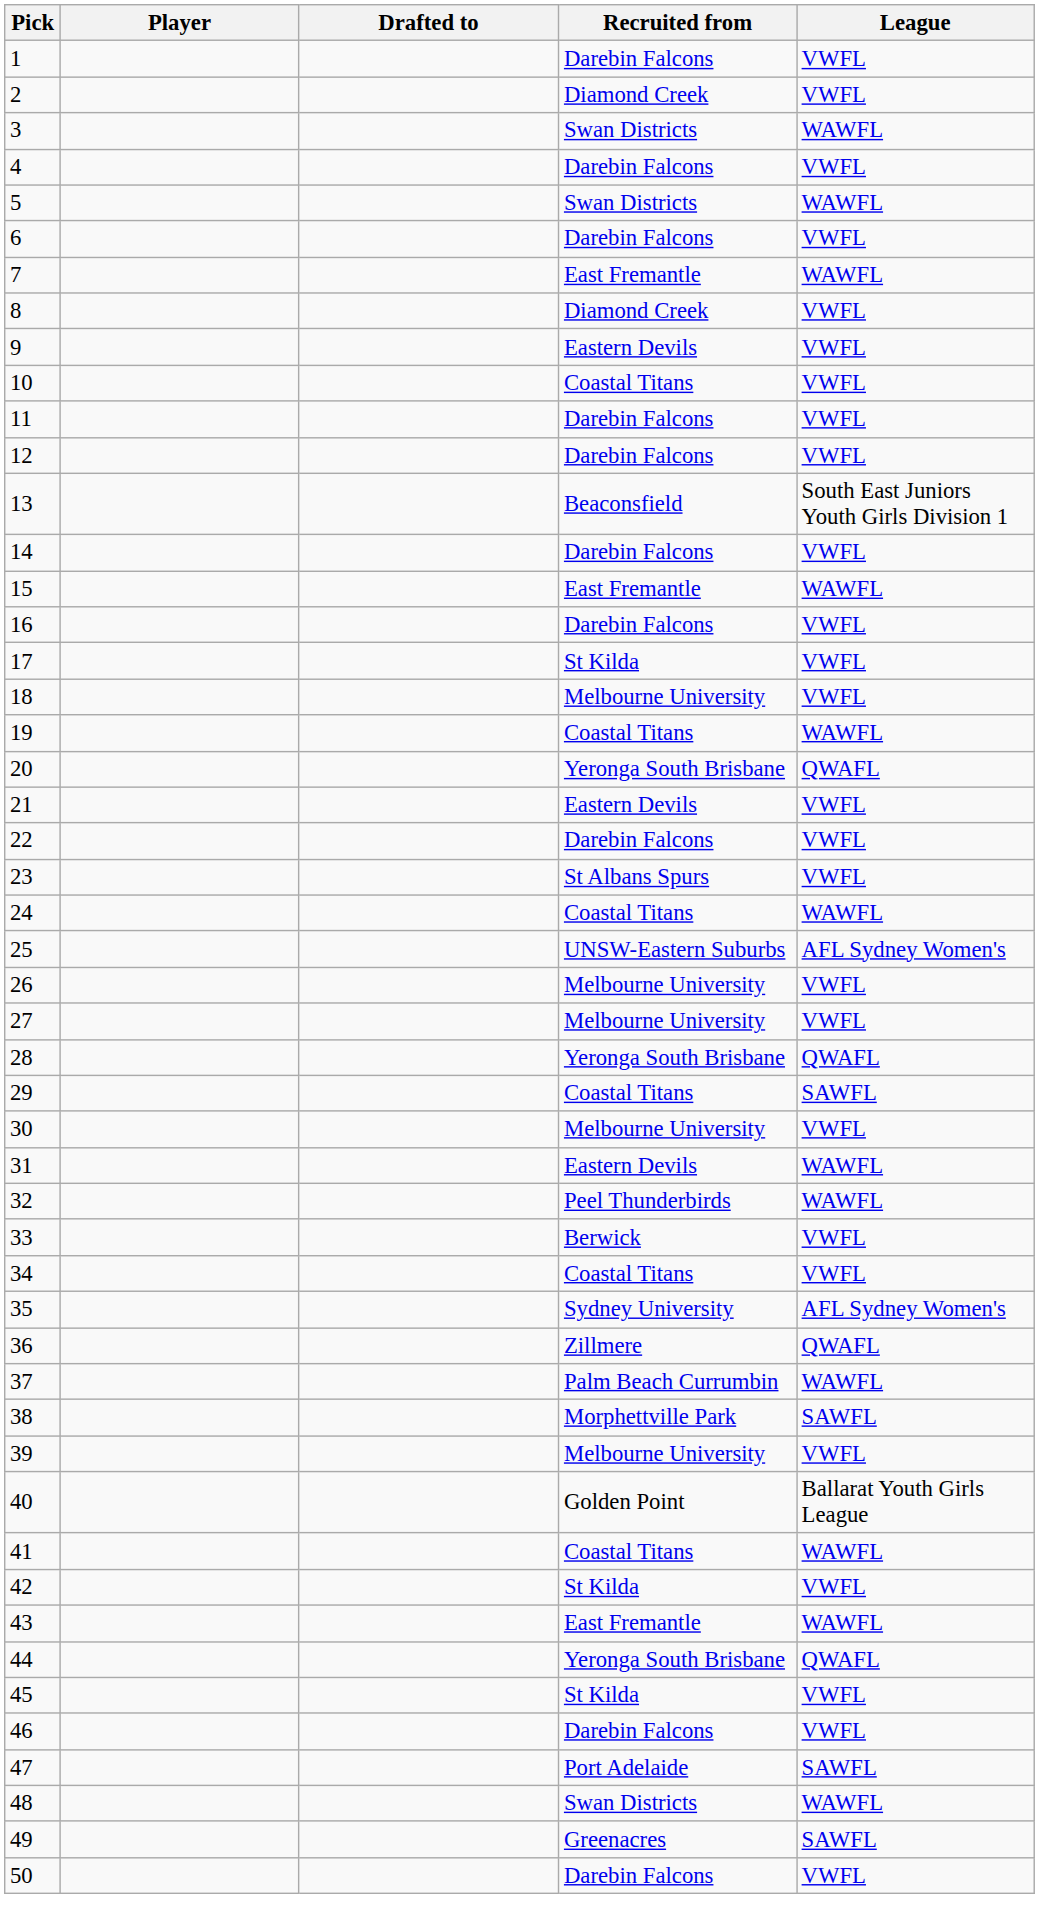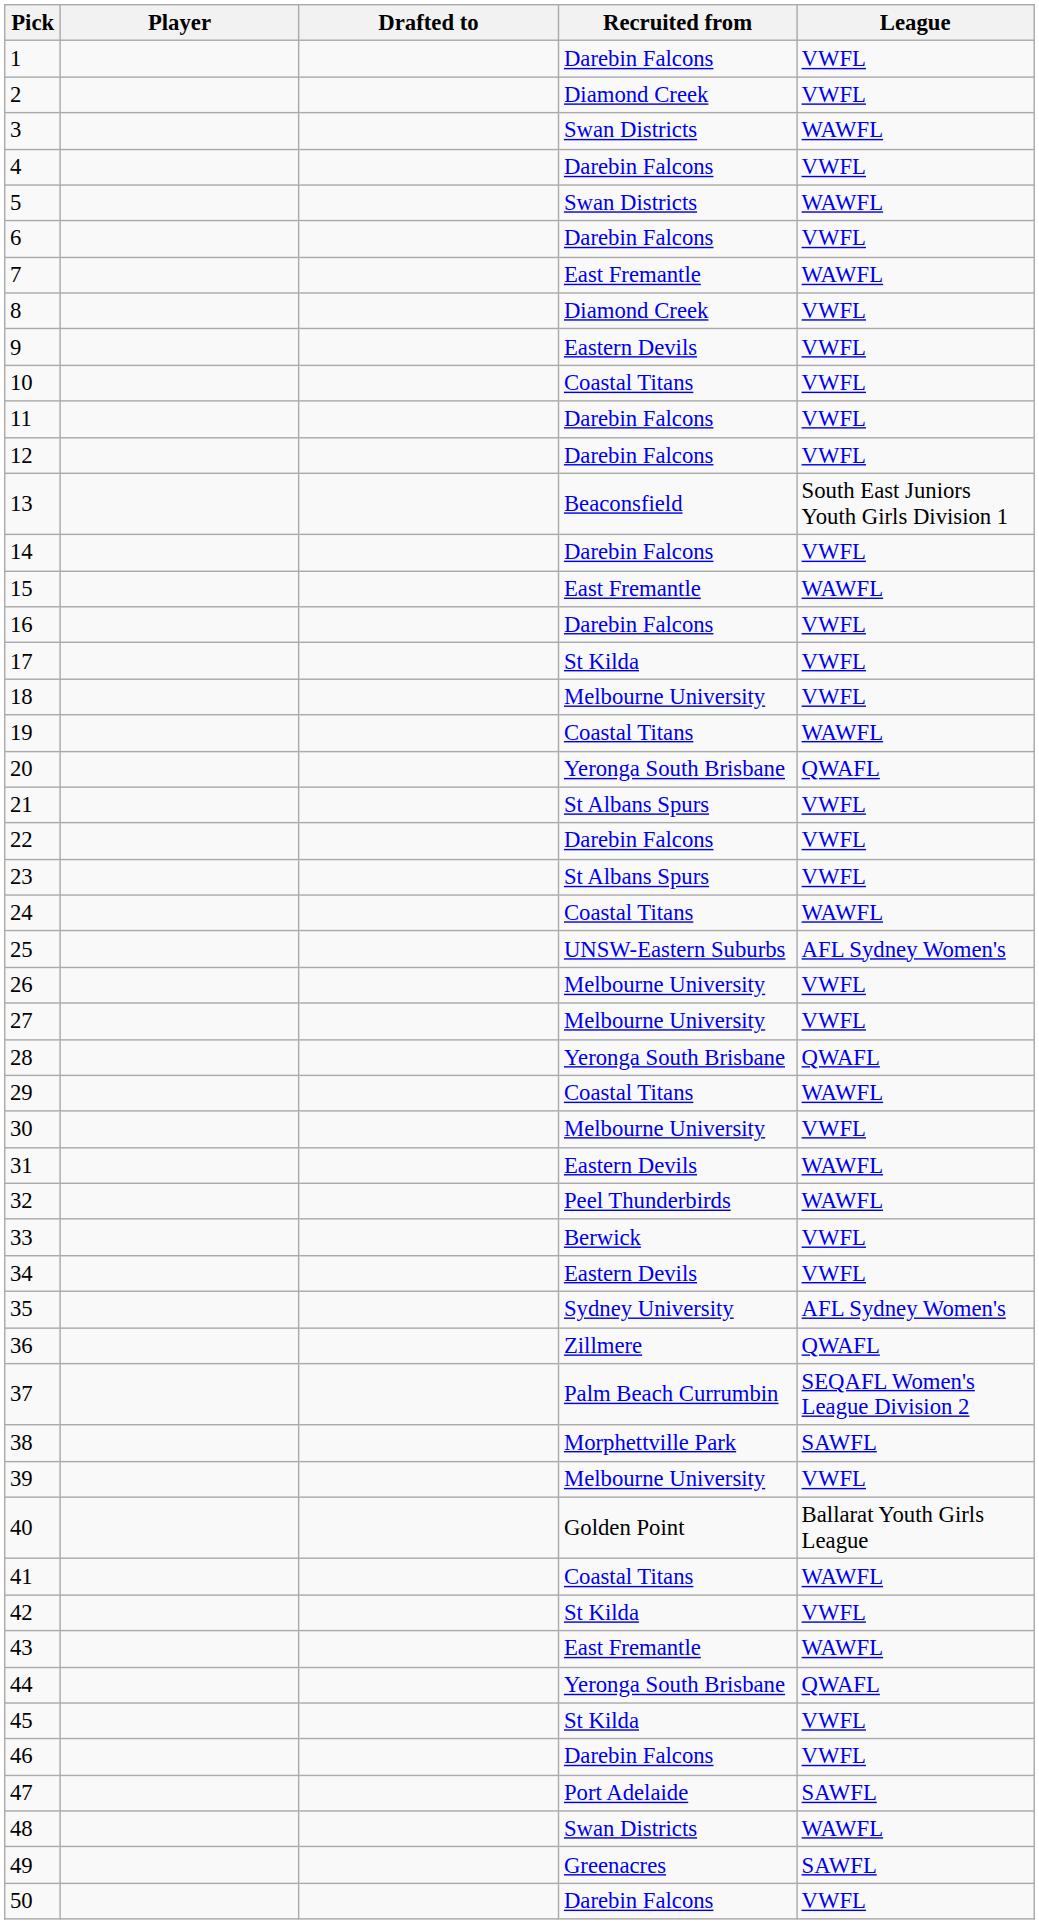(630, 804) Eastern Devils -> (637, 804) St Albans Spurs
(839, 1093) SAWFL -> (842, 1093) WAWFL
(629, 1273) Coastal Titans -> (630, 1273) Eastern Devils
(842, 1381) WAWFL -> (888, 1394) SEQAFL Women's League Division 2
